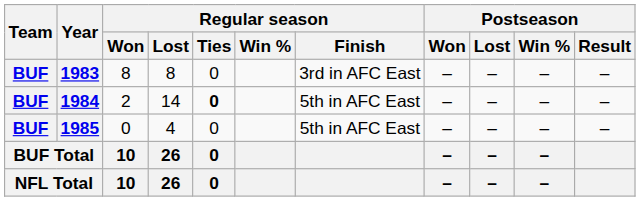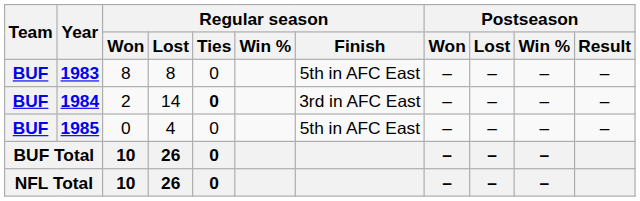(360, 73) 3rd in AFC East -> (360, 73) 5th in AFC East
(360, 101) 5th in AFC East -> (360, 101) 3rd in AFC East
